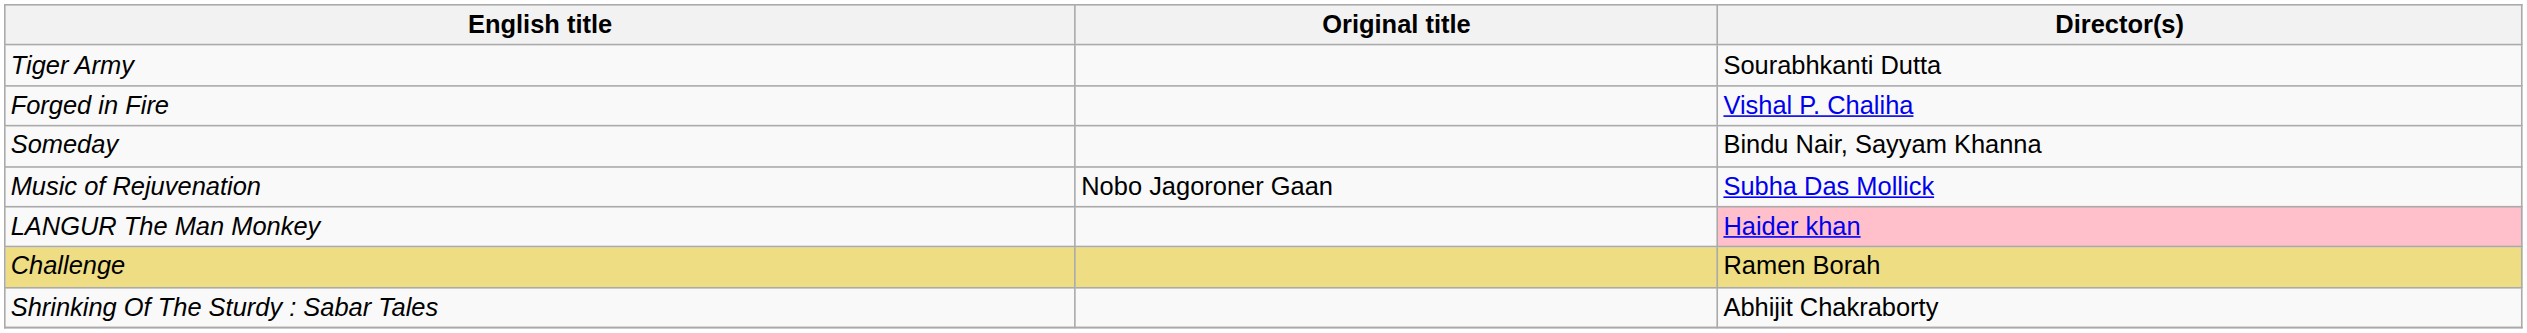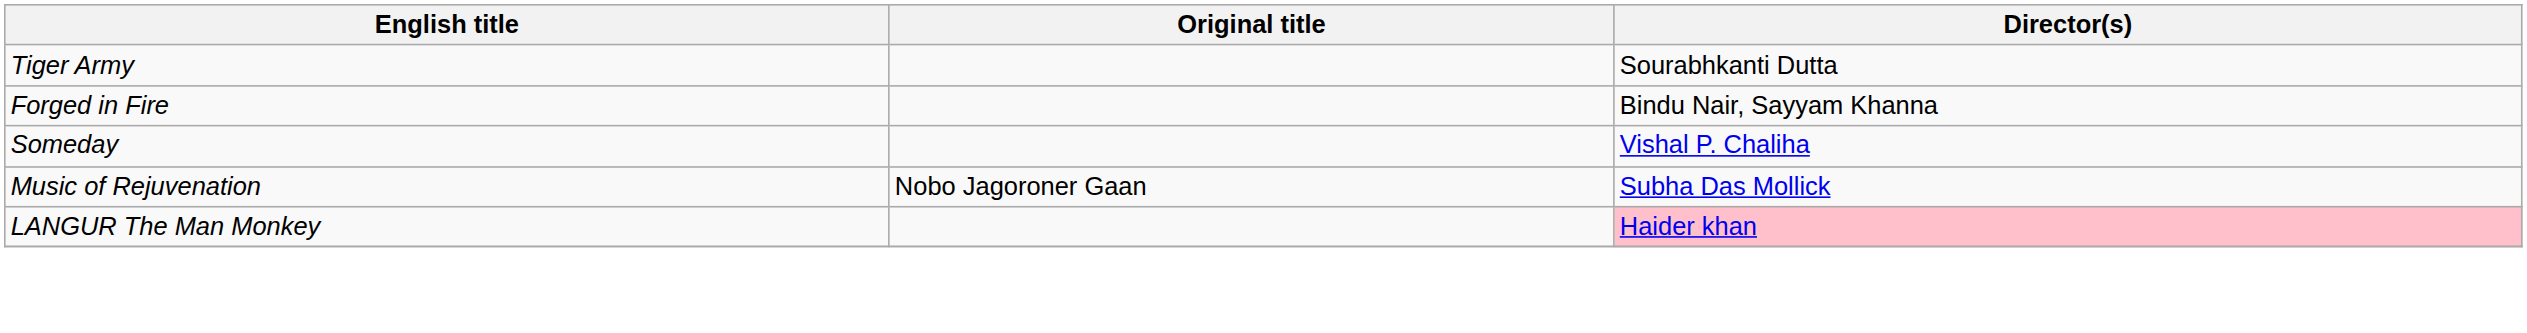(1818, 105) Vishal P. Chaliha -> (1779, 105) Bindu Nair, Sayyam Khanna
(1883, 145) Bindu Nair, Sayyam Khanna -> (1715, 145) Vishal P. Chaliha
- row: (68, 266)
- row: (224, 307)
